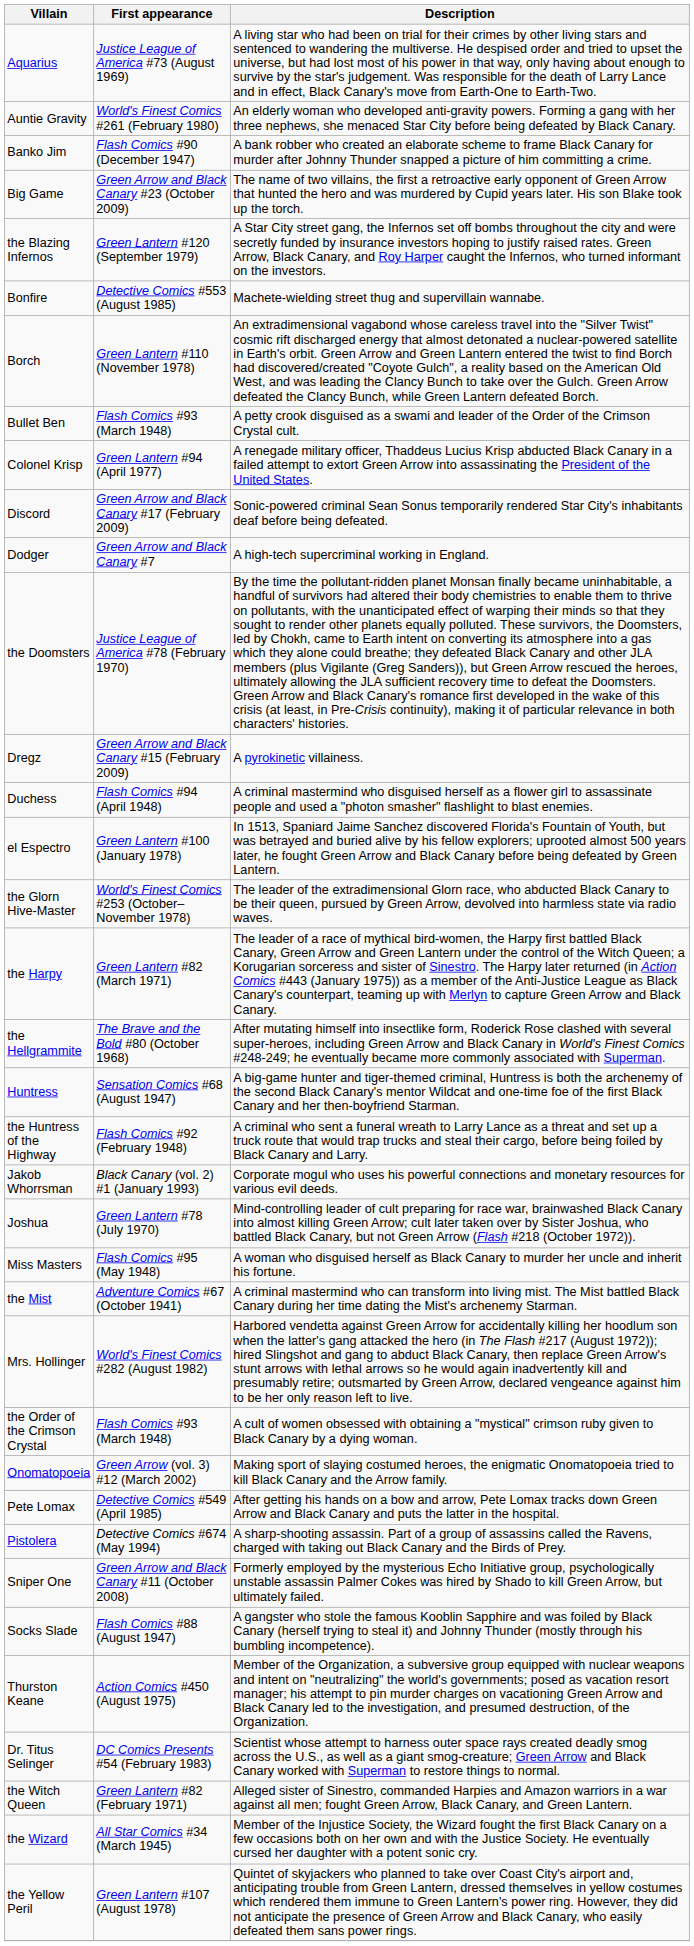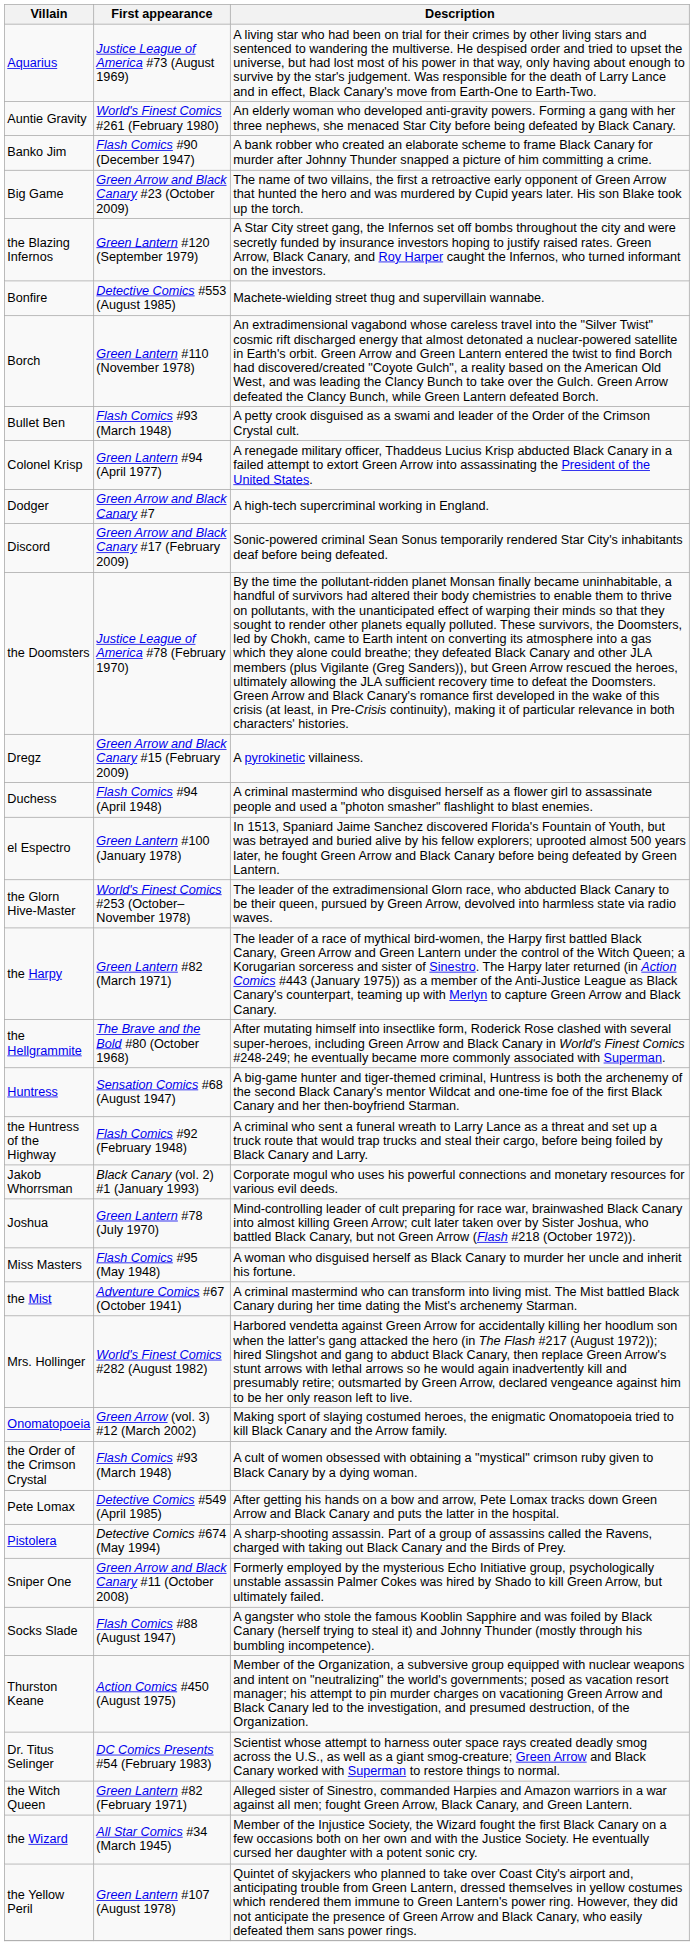rows swapped: (29, 513) <-> (28, 554)
rows swapped: (49, 1472) <-> (41, 1431)
